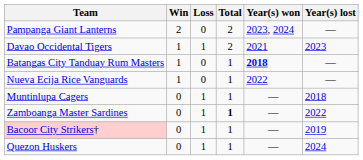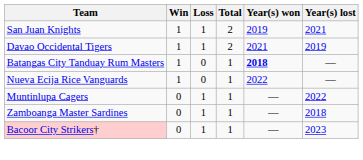- row: (62, 29)
+ row: (44, 29)
(316, 46) 2023 -> (316, 46) 2019
(316, 96) 2018 -> (316, 96) 2022
(230, 113) bold -> (230, 113) normal
(316, 113) 2022 -> (316, 113) 2018
(316, 130) 2019 -> (316, 130) 2023
- row: (42, 146)
